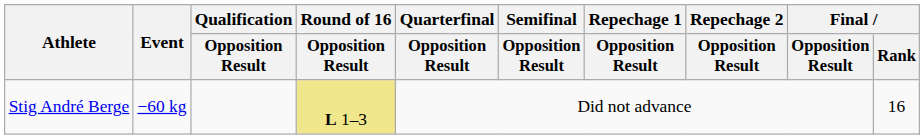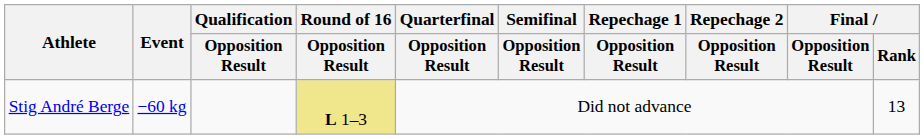(897, 107) 16 -> (897, 107) 13
